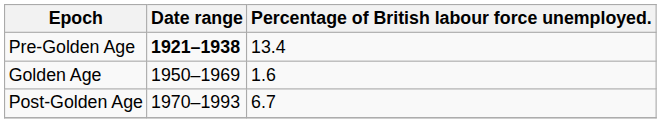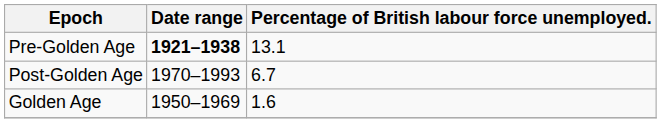(268, 46) 13.4 -> (268, 46) 13.1
rows swapped: (55, 74) <-> (76, 103)
